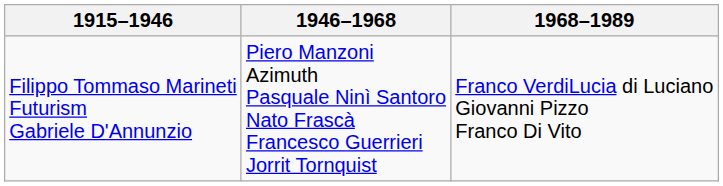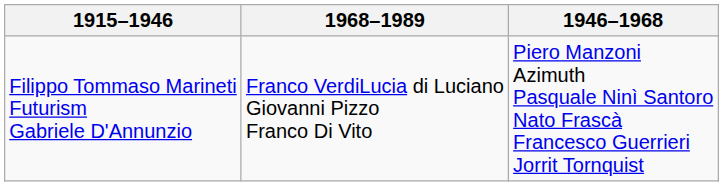columns swapped: (346, 20) <-> (584, 20)
